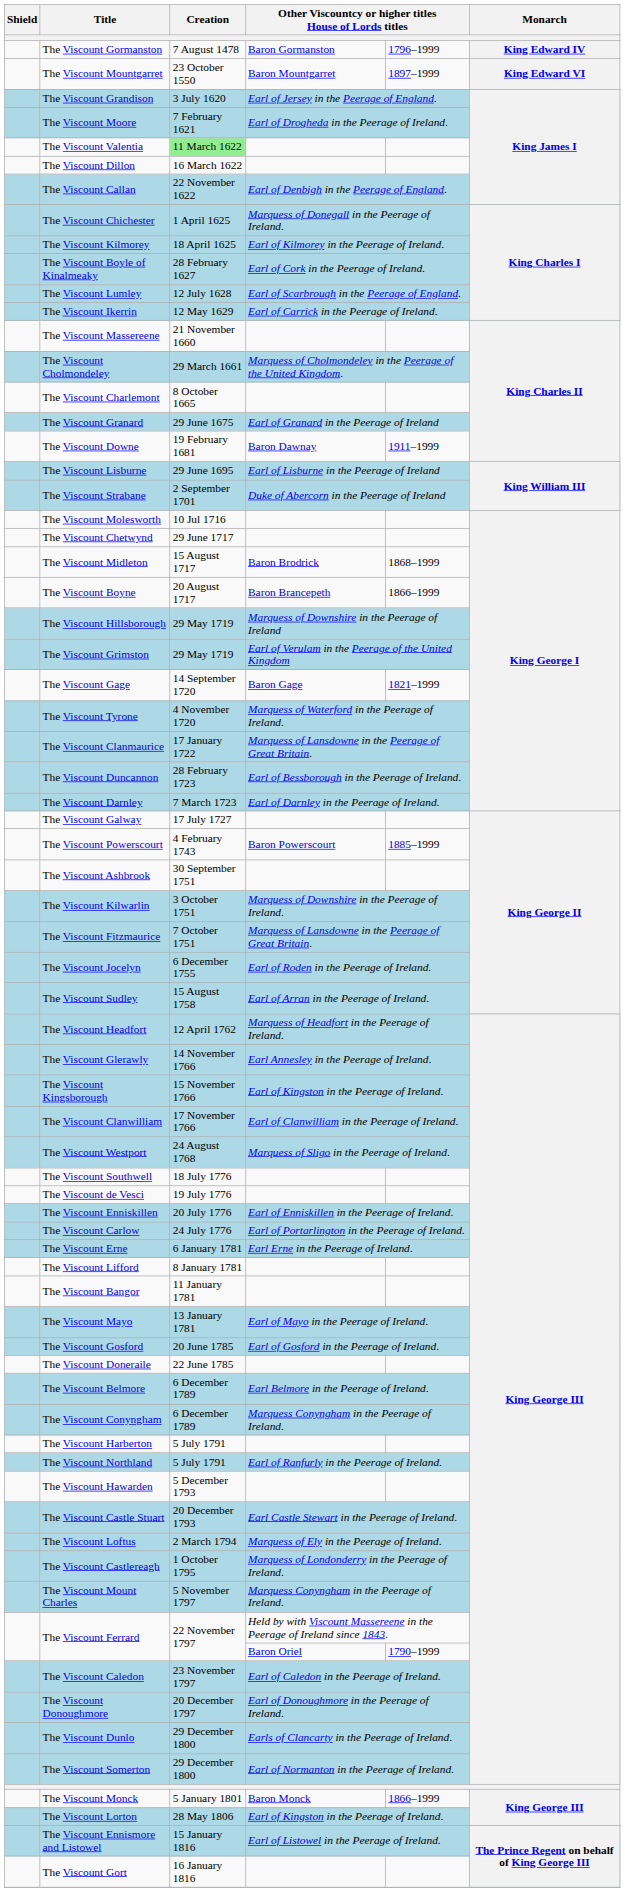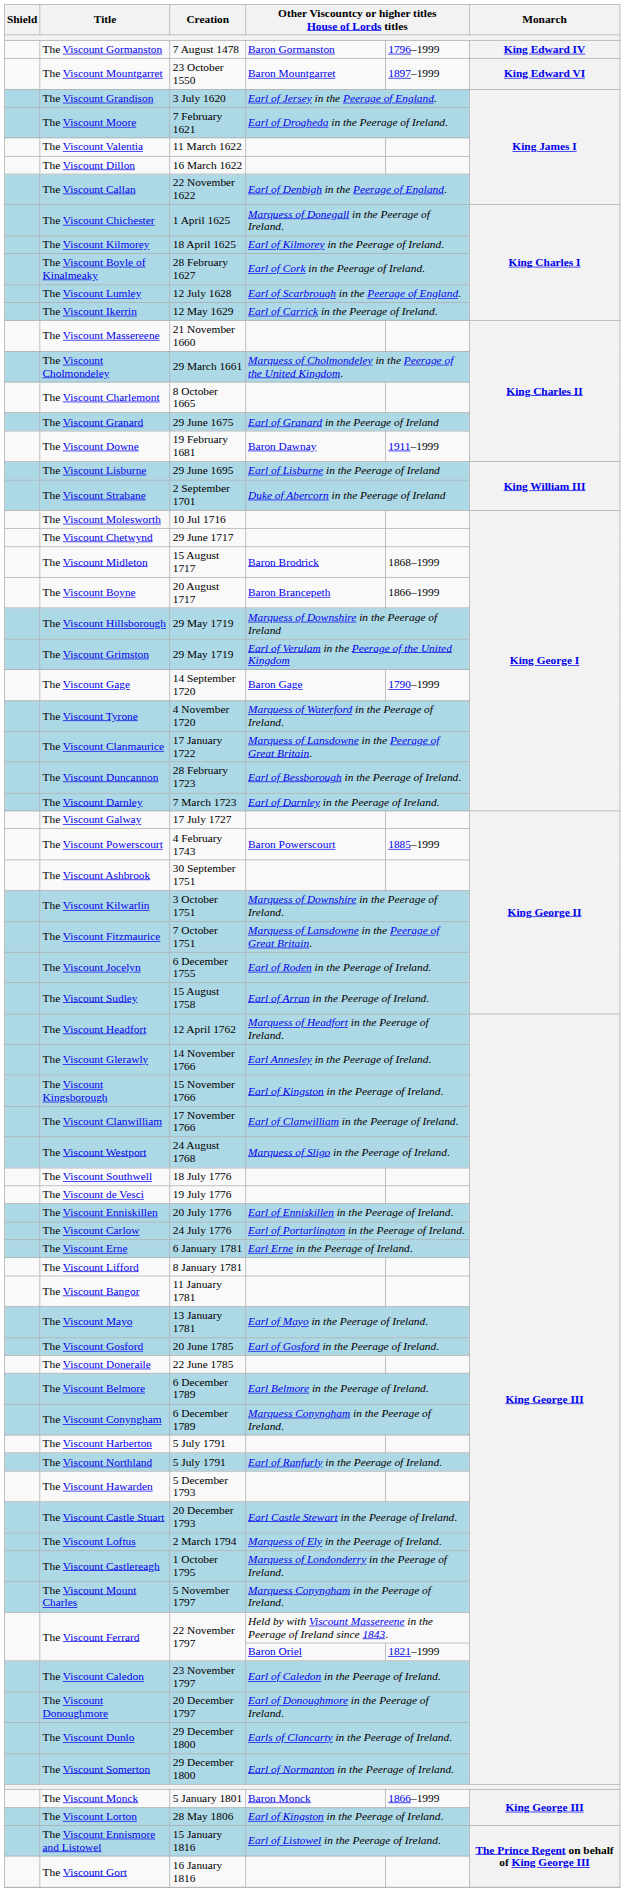(207, 147) lightgreen background -> (207, 147) no background
(414, 685) 1821–1999 -> (414, 685) 1790–1999
(414, 1652) 1790–1999 -> (414, 1652) 1821–1999
